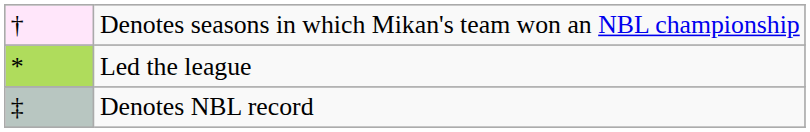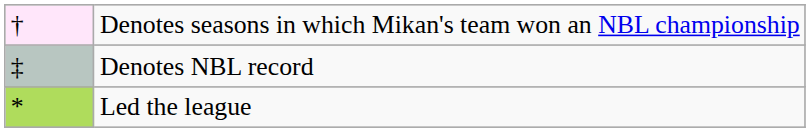rows swapped: (176, 65) <-> (207, 106)
